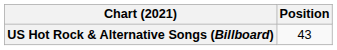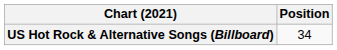(304, 34) 43 -> (304, 34) 34
